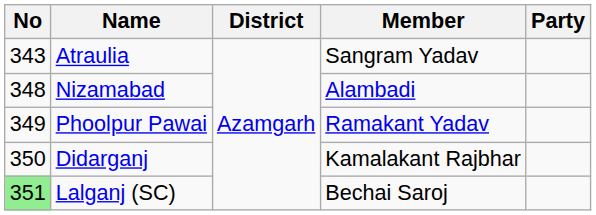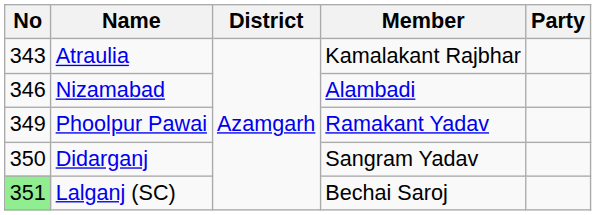(402, 55) Sangram Yadav -> (423, 55) Kamalakant Rajbhar
(28, 90) 348 -> (28, 90) 346
(423, 158) Kamalakant Rajbhar -> (402, 158) Sangram Yadav
